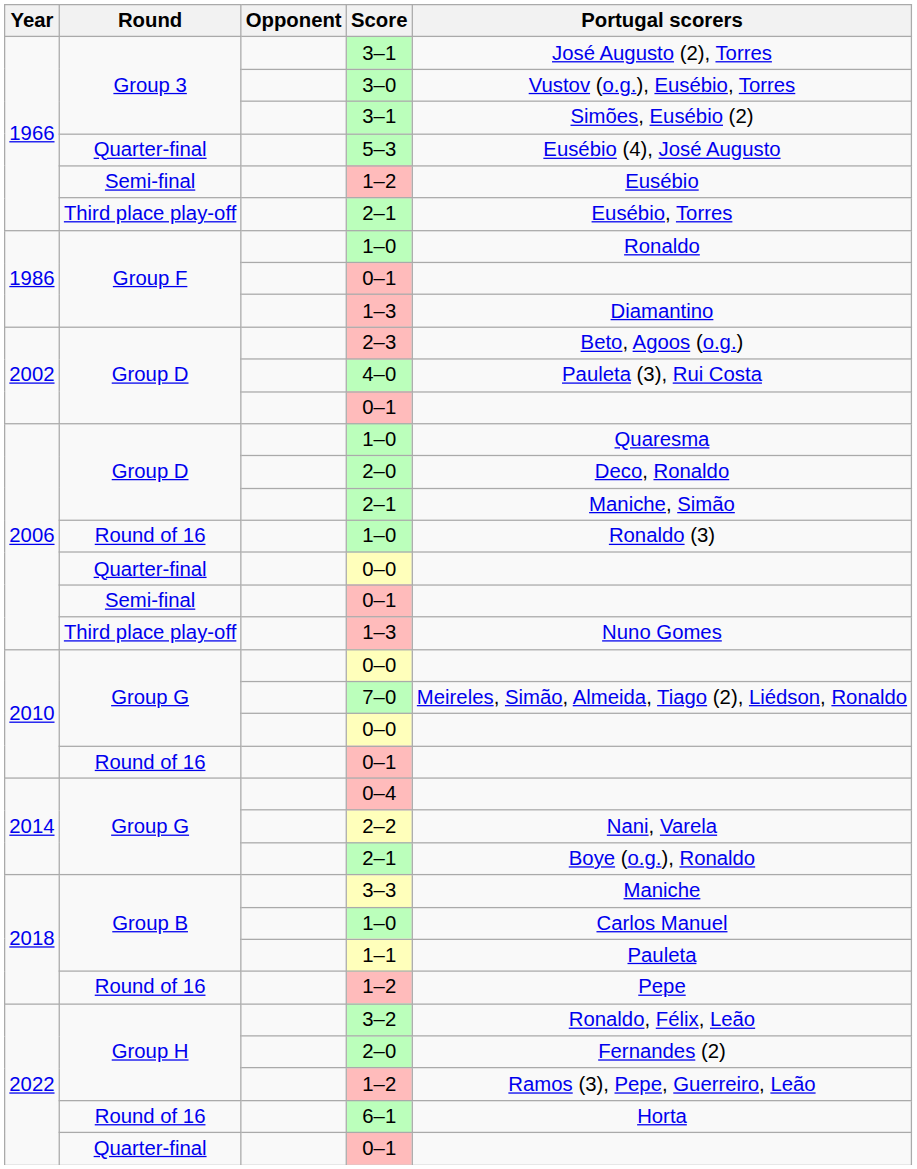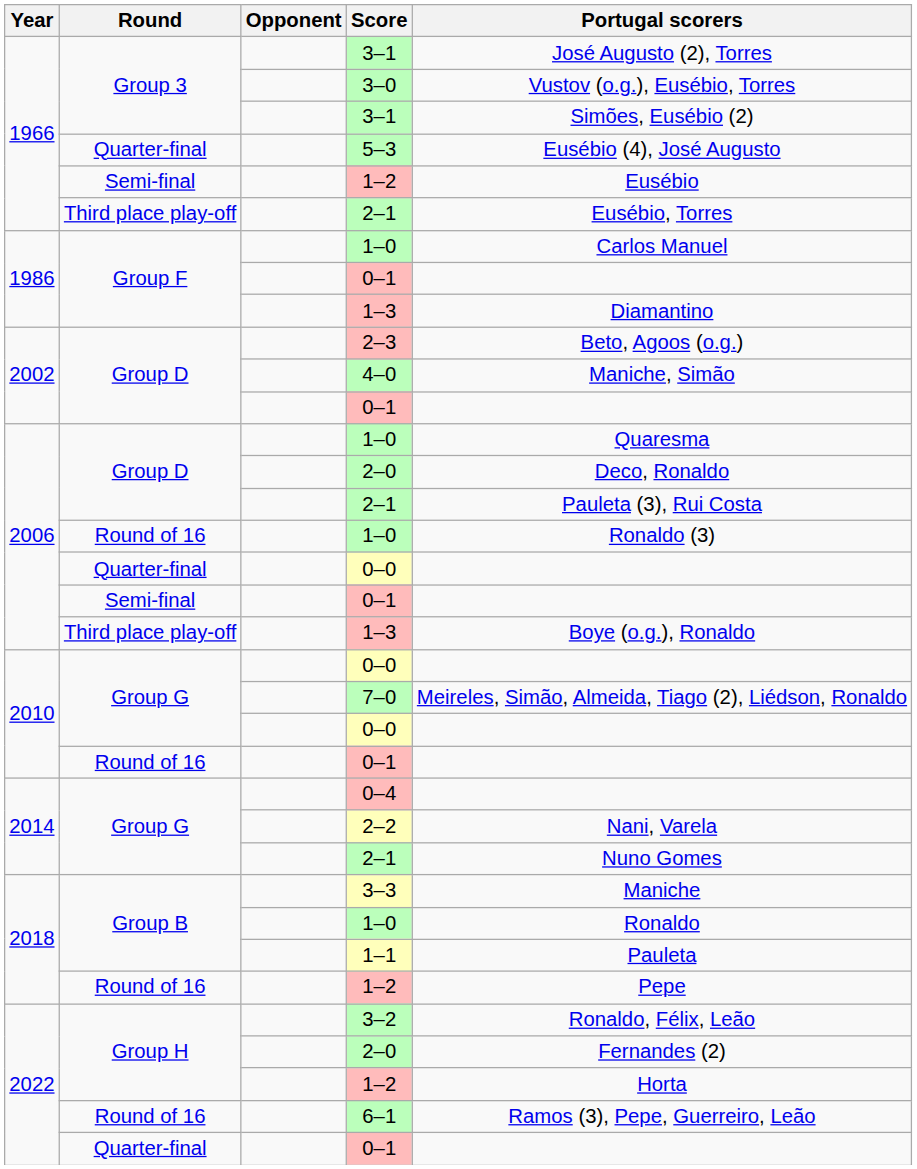(662, 246) Ronaldo -> (662, 246) Carlos Manuel
(662, 375) Pauleta (3), Rui Costa -> (662, 375) Maniche, Simão
(662, 504) Maniche, Simão -> (662, 504) Pauleta (3), Rui Costa
(662, 632) Nuno Gomes -> (662, 632) Boye (o.g.), Ronaldo
(662, 858) Boye (o.g.), Ronaldo -> (662, 858) Nuno Gomes
(662, 922) Carlos Manuel -> (662, 922) Ronaldo
(662, 1084) Ramos (3), Pepe, Guerreiro, Leão -> (662, 1084) Horta
(662, 1116) Horta -> (662, 1116) Ramos (3), Pepe, Guerreiro, Leão
